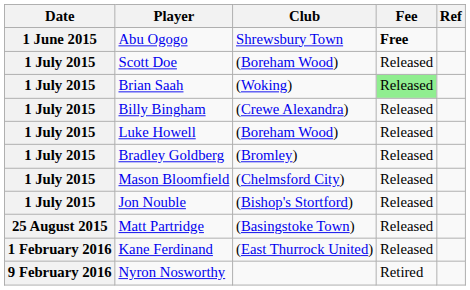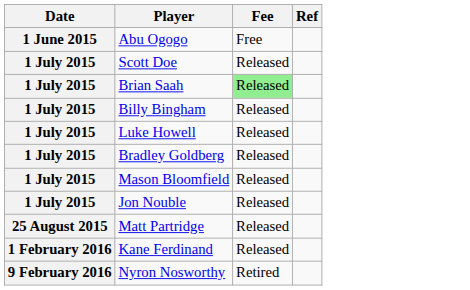- column: (305, 16)
(394, 39) bold -> (249, 39) normal
